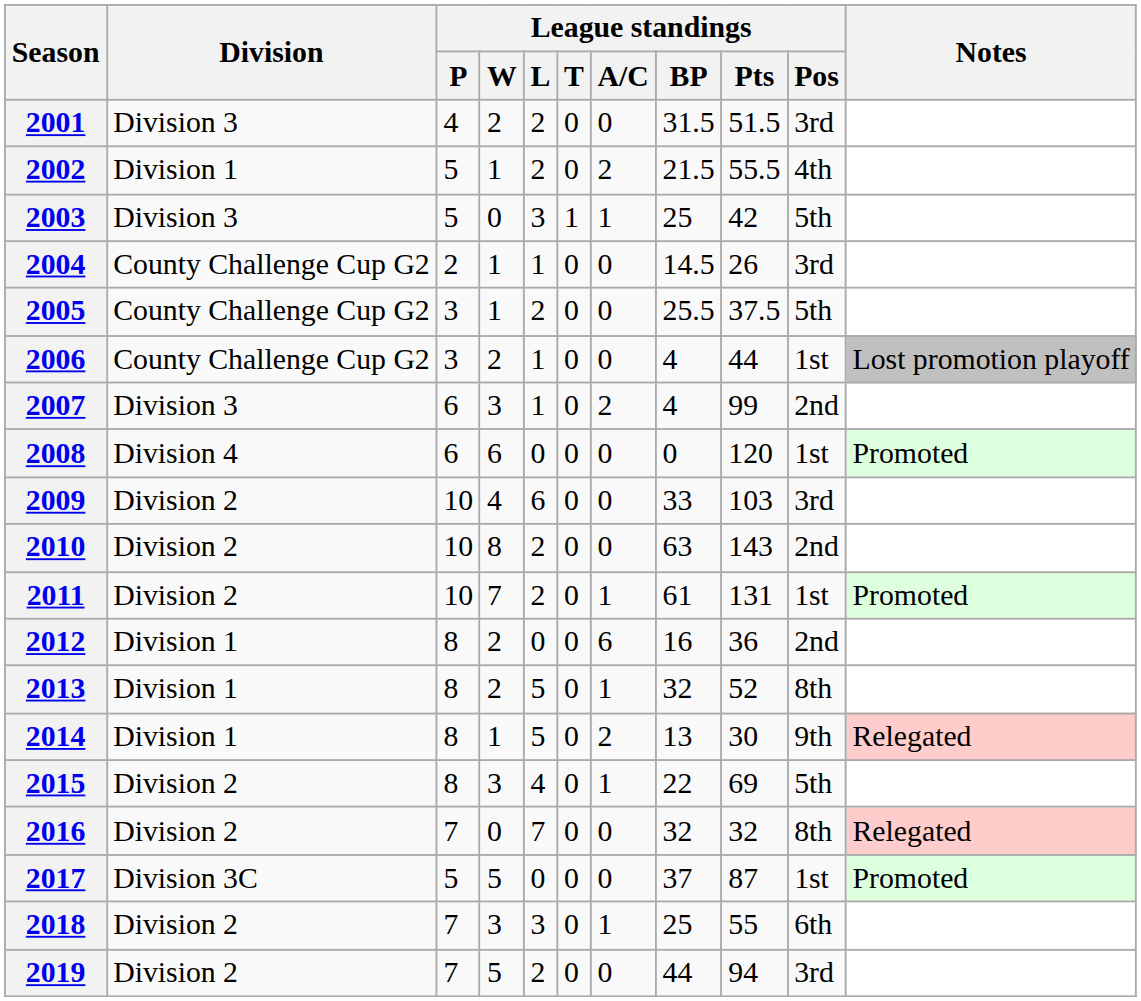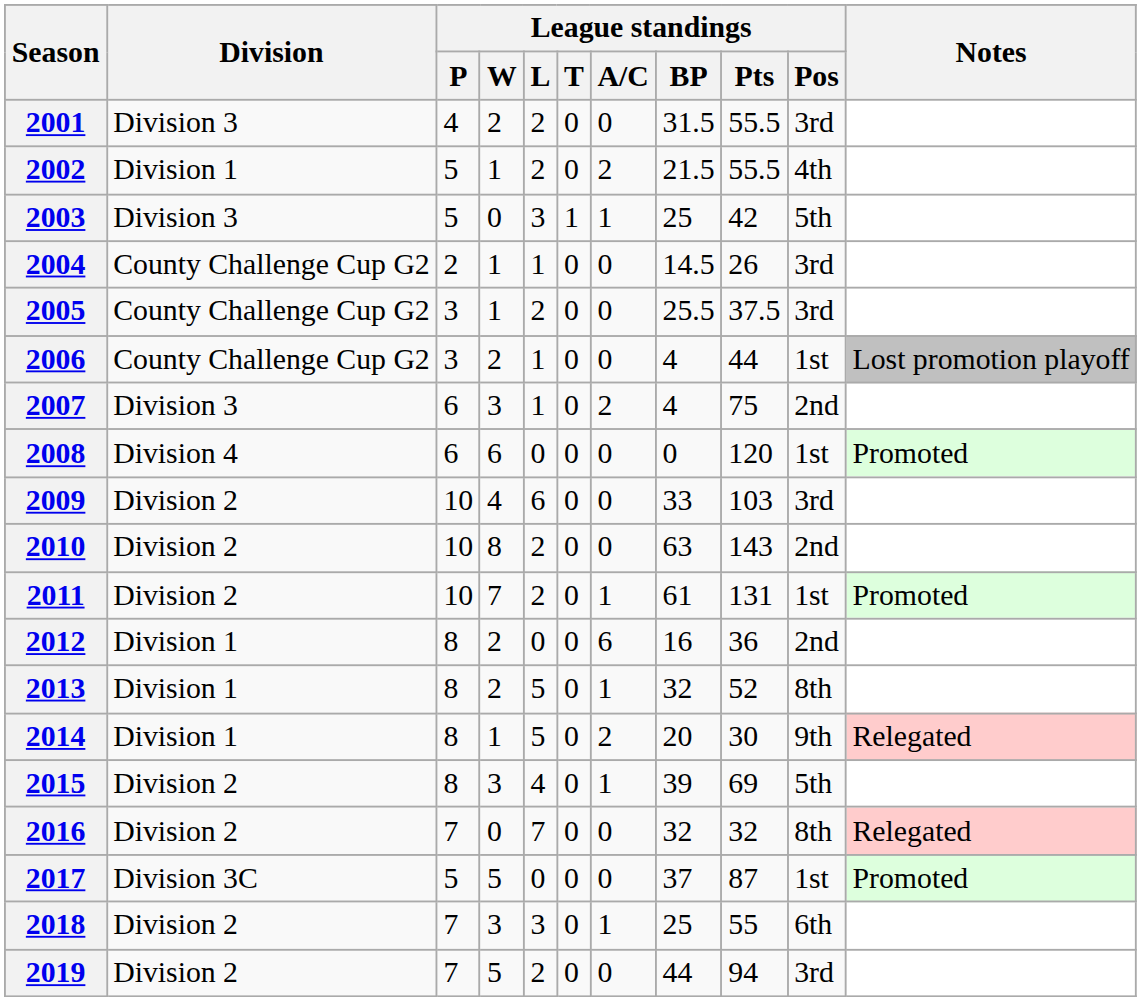(754, 122) 51.5 -> (754, 122) 55.5
(813, 311) 5th -> (814, 311) 3rd
(743, 405) 99 -> (743, 405) 75
(677, 736) 13 -> (677, 736) 20
(677, 783) 22 -> (677, 783) 39
